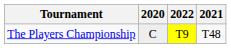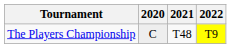columns swapped: (211, 14) <-> (182, 14)
